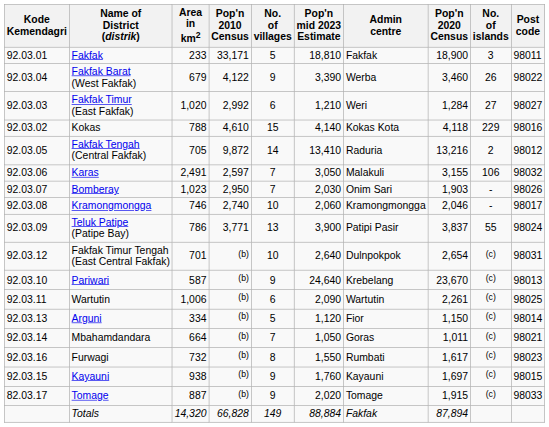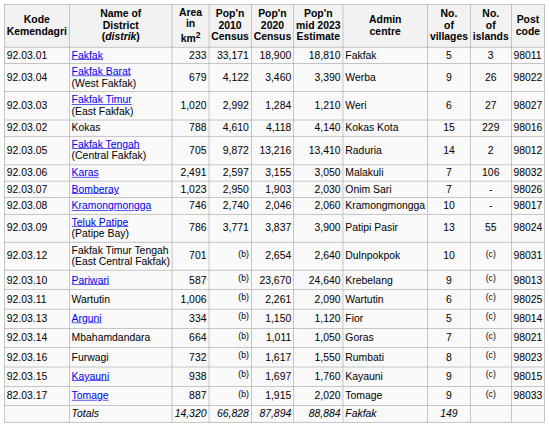columns swapped: (449, 25) <-> (273, 25)
